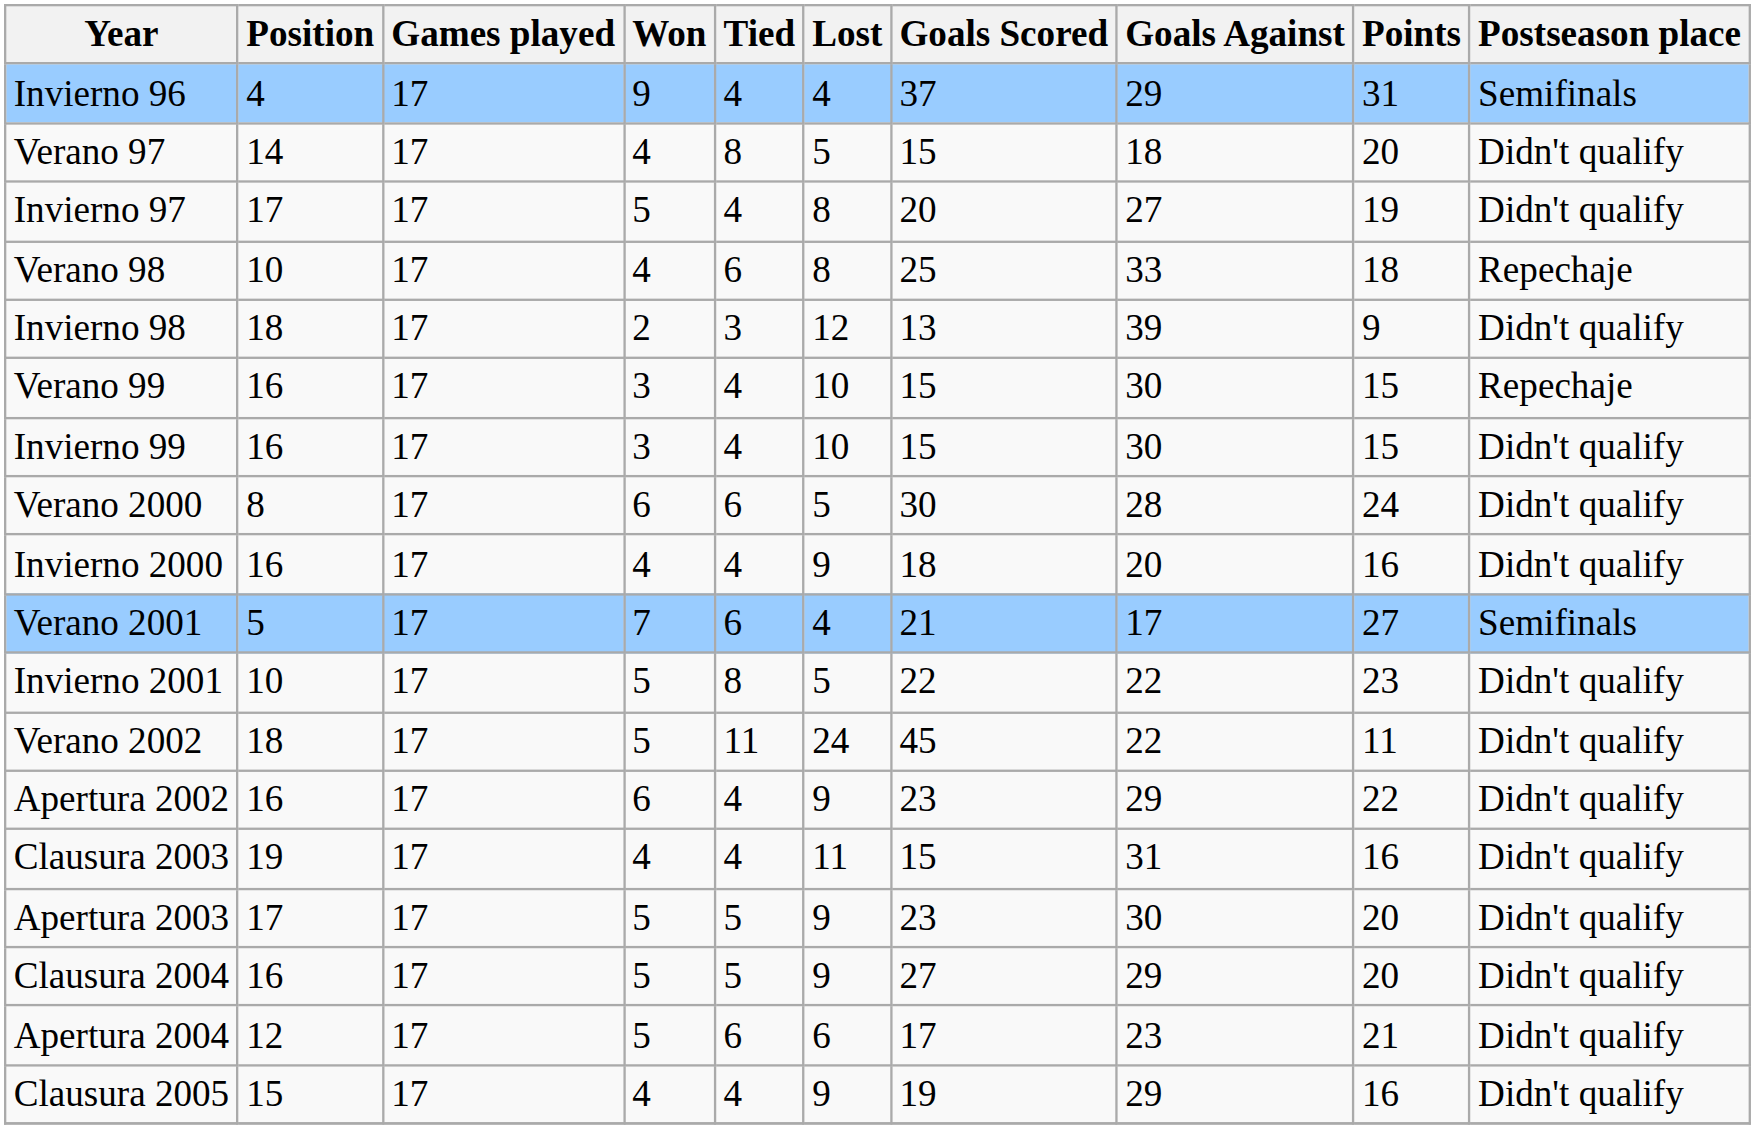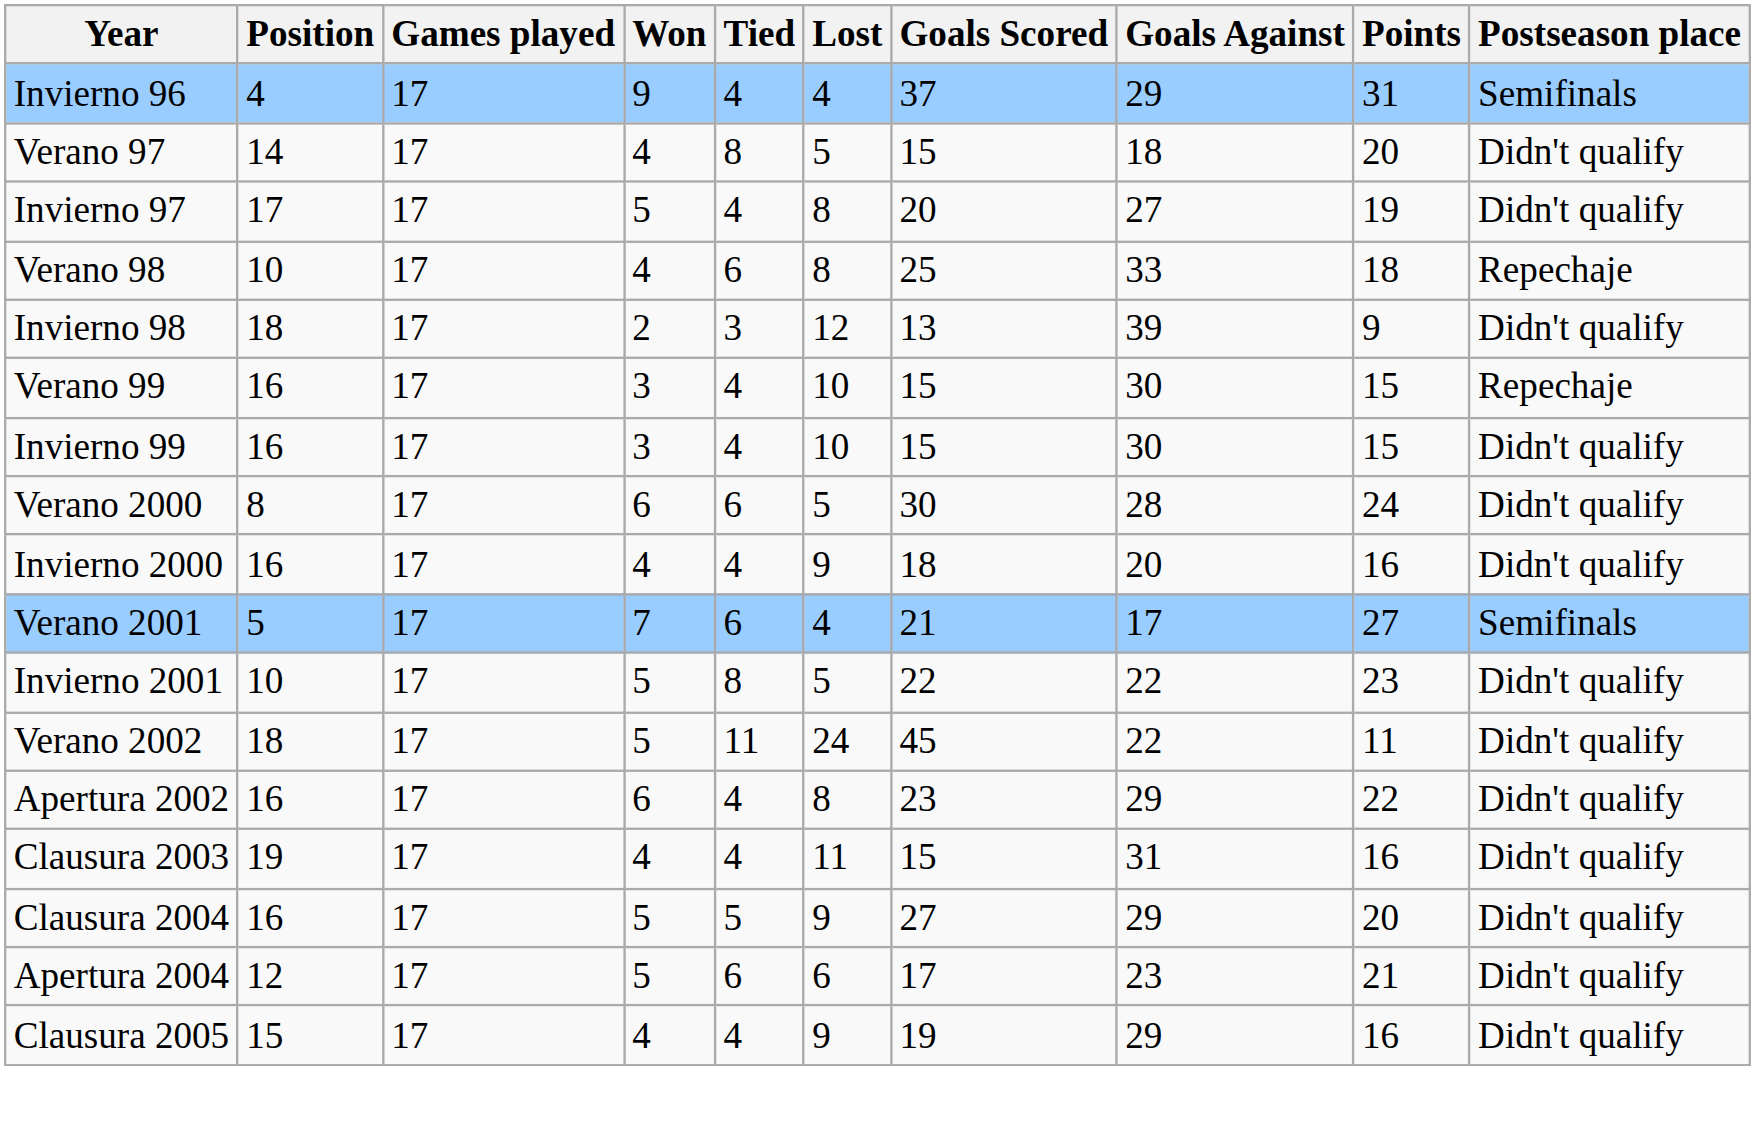(821, 799) 9 -> (821, 799) 8
- row: (121, 916)
